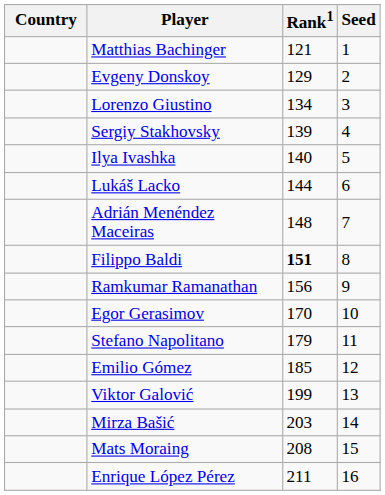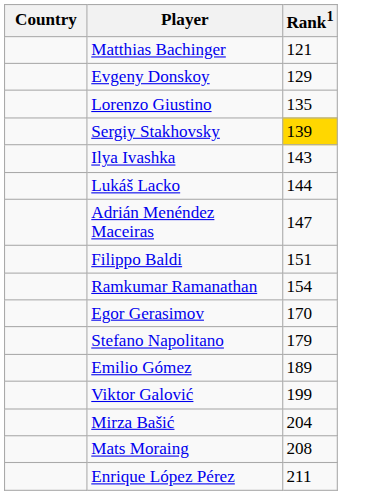- column: (359, 20)
(299, 104) 134 -> (299, 104) 135
(299, 131) no background -> (299, 131) gold background
(299, 158) 140 -> (299, 158) 143
(299, 222) 148 -> (299, 222) 147
(299, 259) bold -> (299, 259) normal
(299, 286) 156 -> (299, 286) 154
(299, 367) 185 -> (299, 367) 189
(299, 422) 203 -> (299, 422) 204
